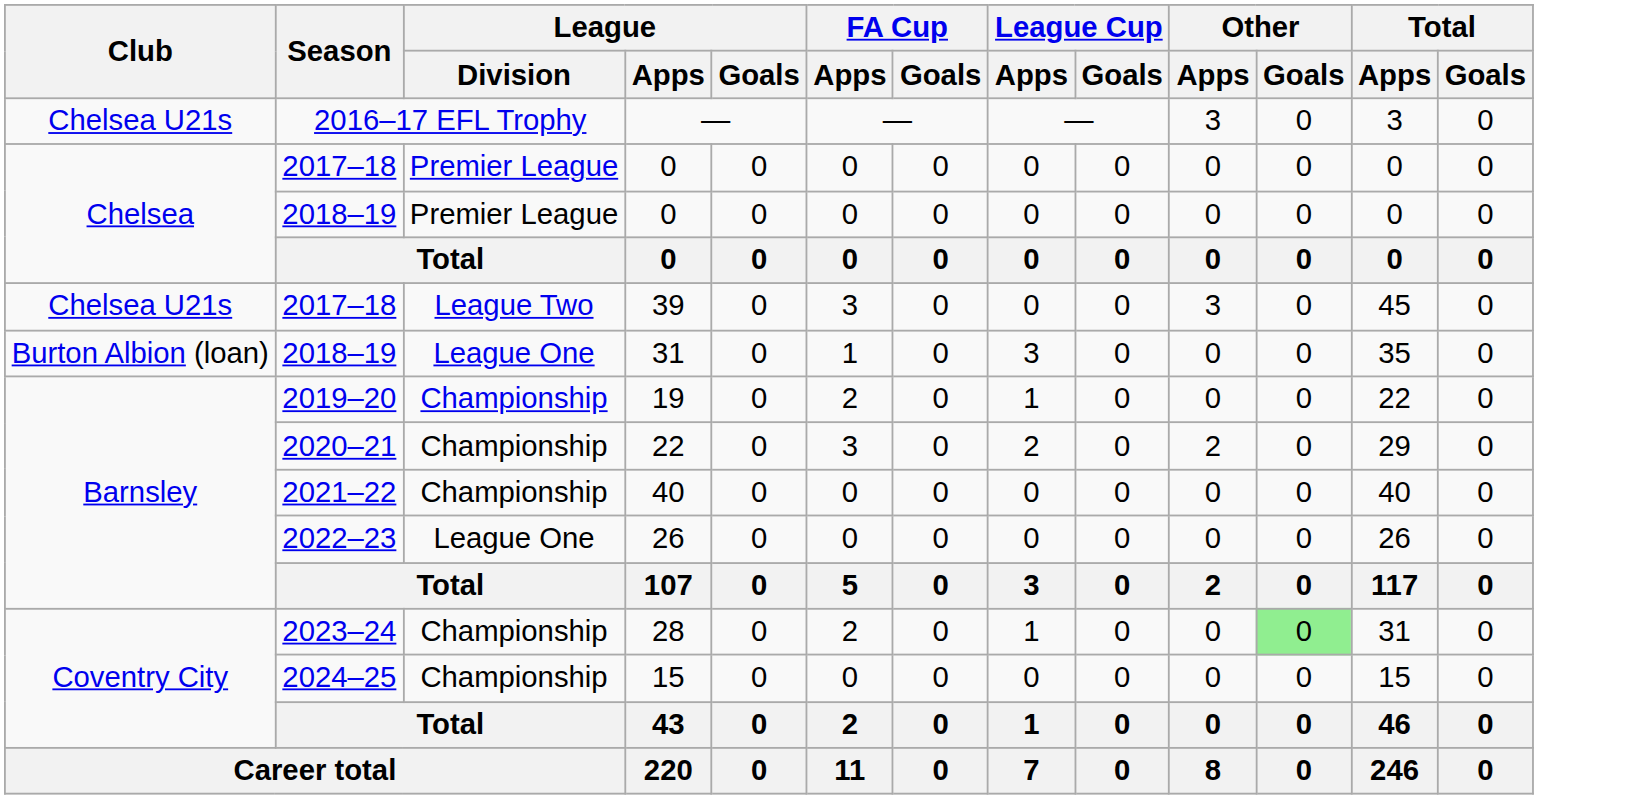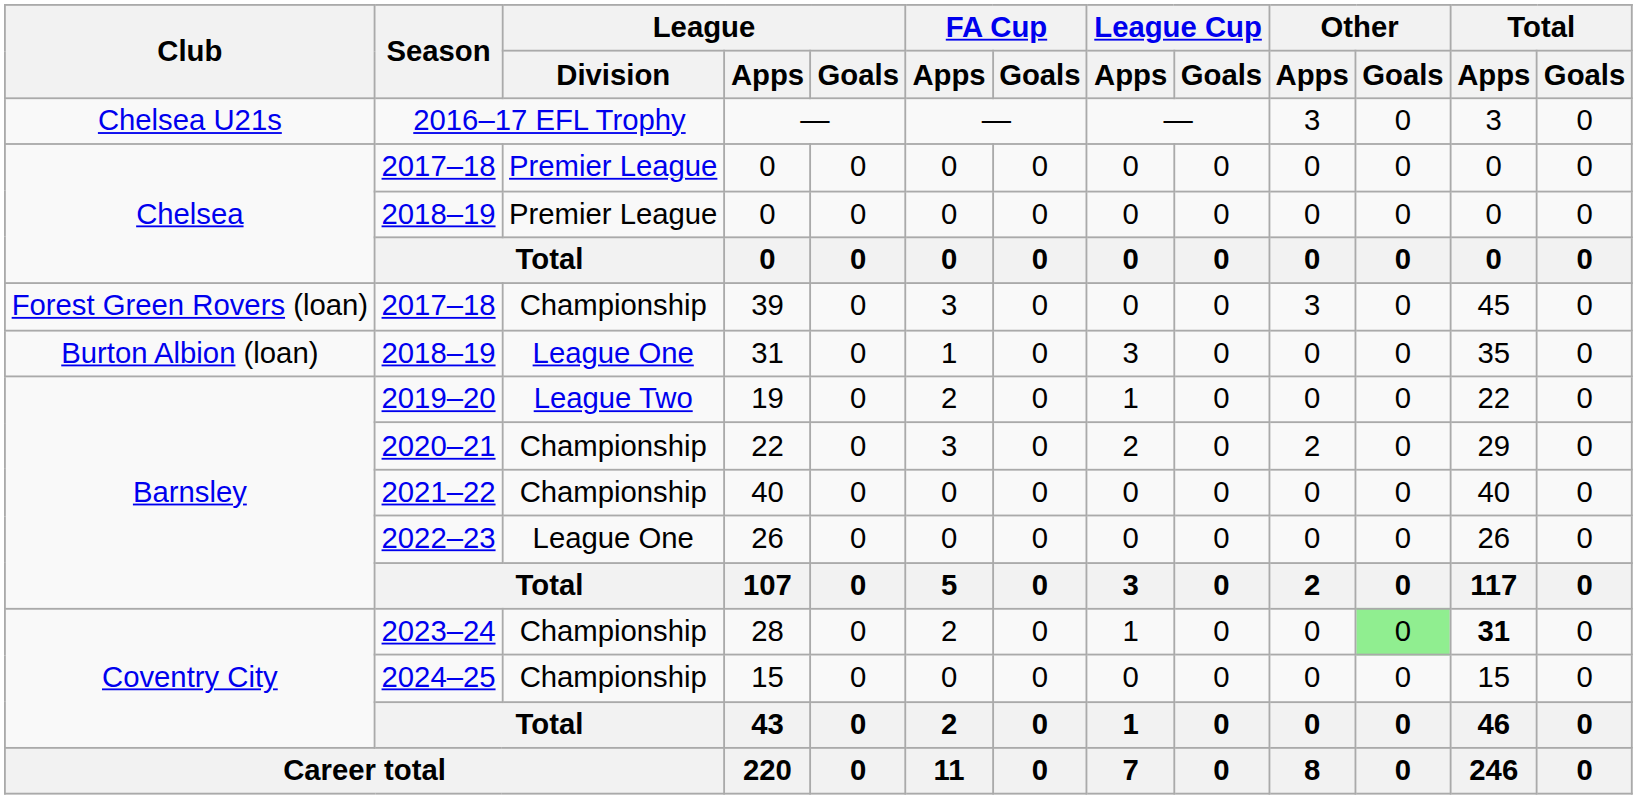(140, 306) Chelsea U21s -> (190, 306) Forest Green Rovers (loan)
(514, 306) League Two -> (613, 306) Championship
(514, 399) Championship -> (613, 399) League Two
(1395, 631) normal -> (1494, 631) bold
